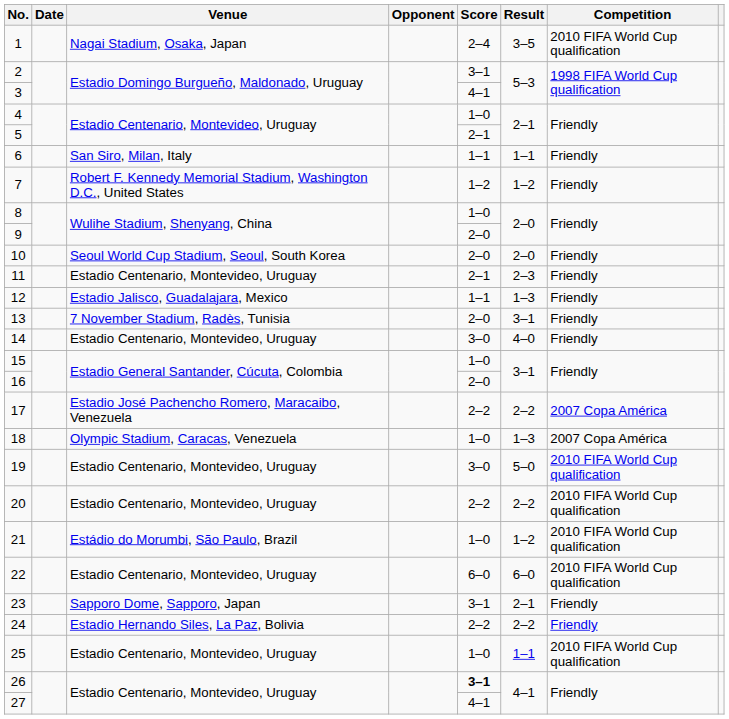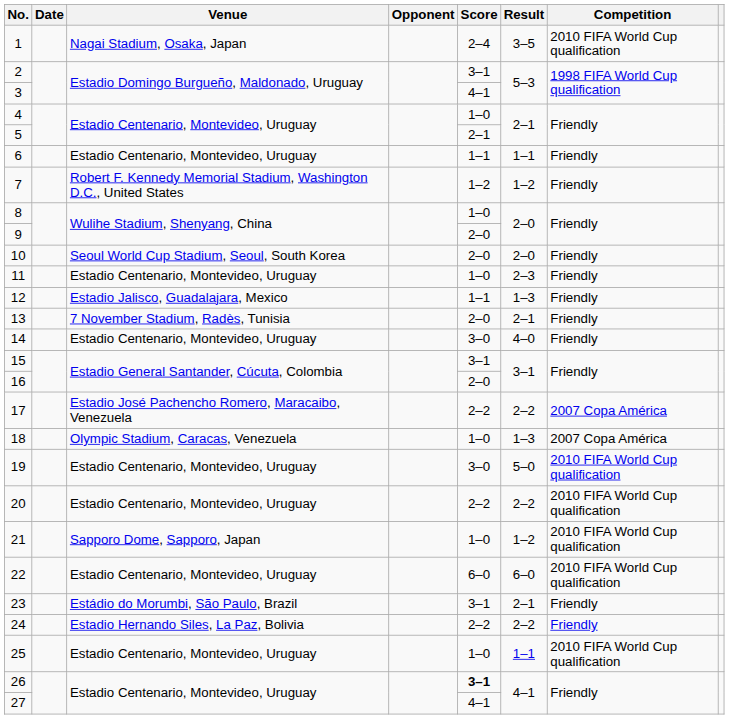(131, 156) San Siro, Milan, Italy -> (193, 156) Estadio Centenario, Montevideo, Uruguay
(479, 276) 2–1 -> (479, 276) 1–0
(524, 318) 3–1 -> (524, 318) 2–1
(479, 360) 1–0 -> (479, 360) 3–1
(184, 539) Estádio do Morumbi, São Paulo, Brazil -> (165, 539) Sapporo Dome, Sapporo, Japan
(165, 604) Sapporo Dome, Sapporo, Japan -> (184, 604) Estádio do Morumbi, São Paulo, Brazil
